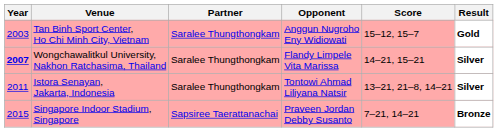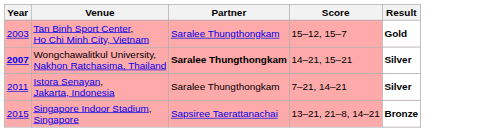- column: (322, 13)
(225, 61) normal -> (229, 61) bold
(408, 87) 13–21, 21–8, 14–21 -> (319, 87) 7–21, 14–21
(392, 114) 7–21, 14–21 -> (336, 114) 13–21, 21–8, 14–21
